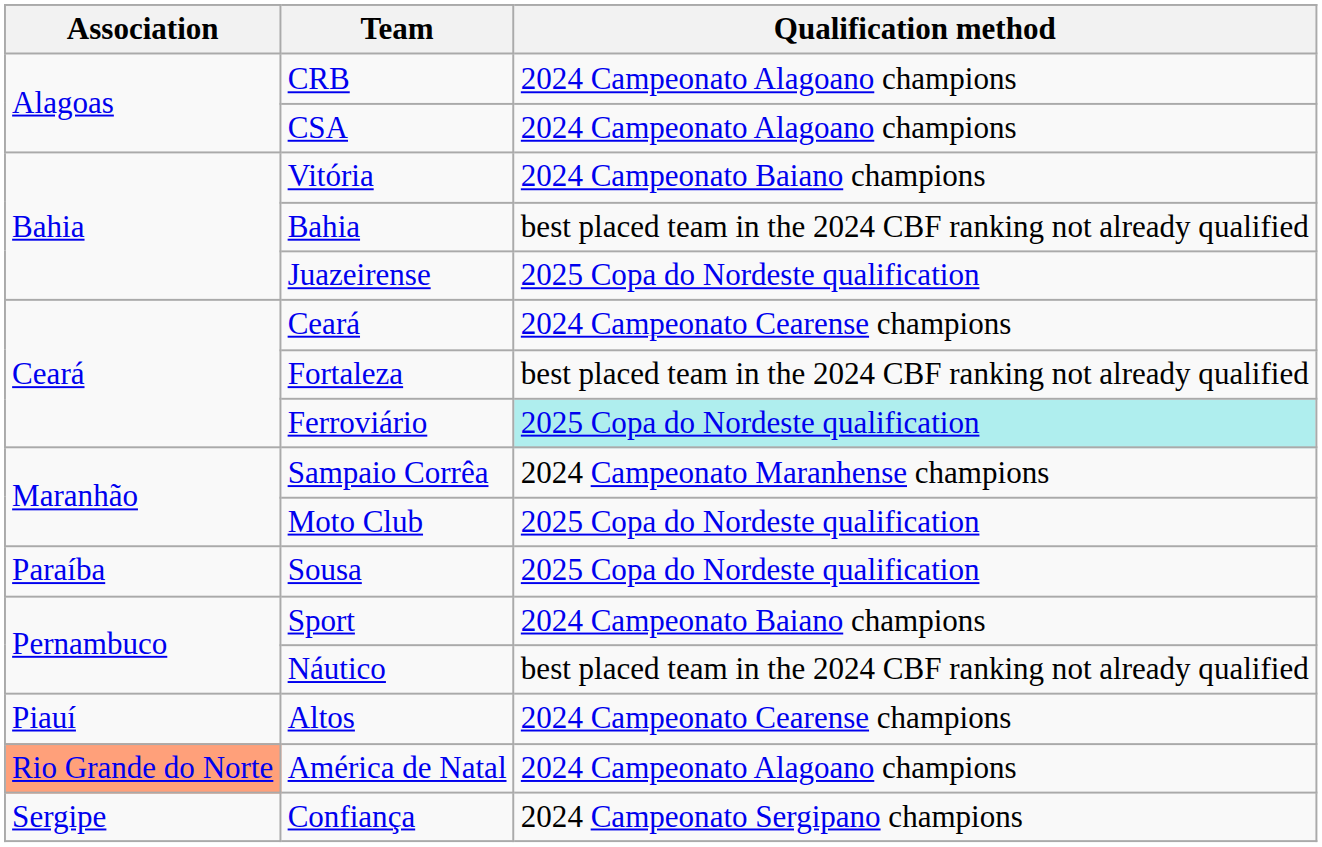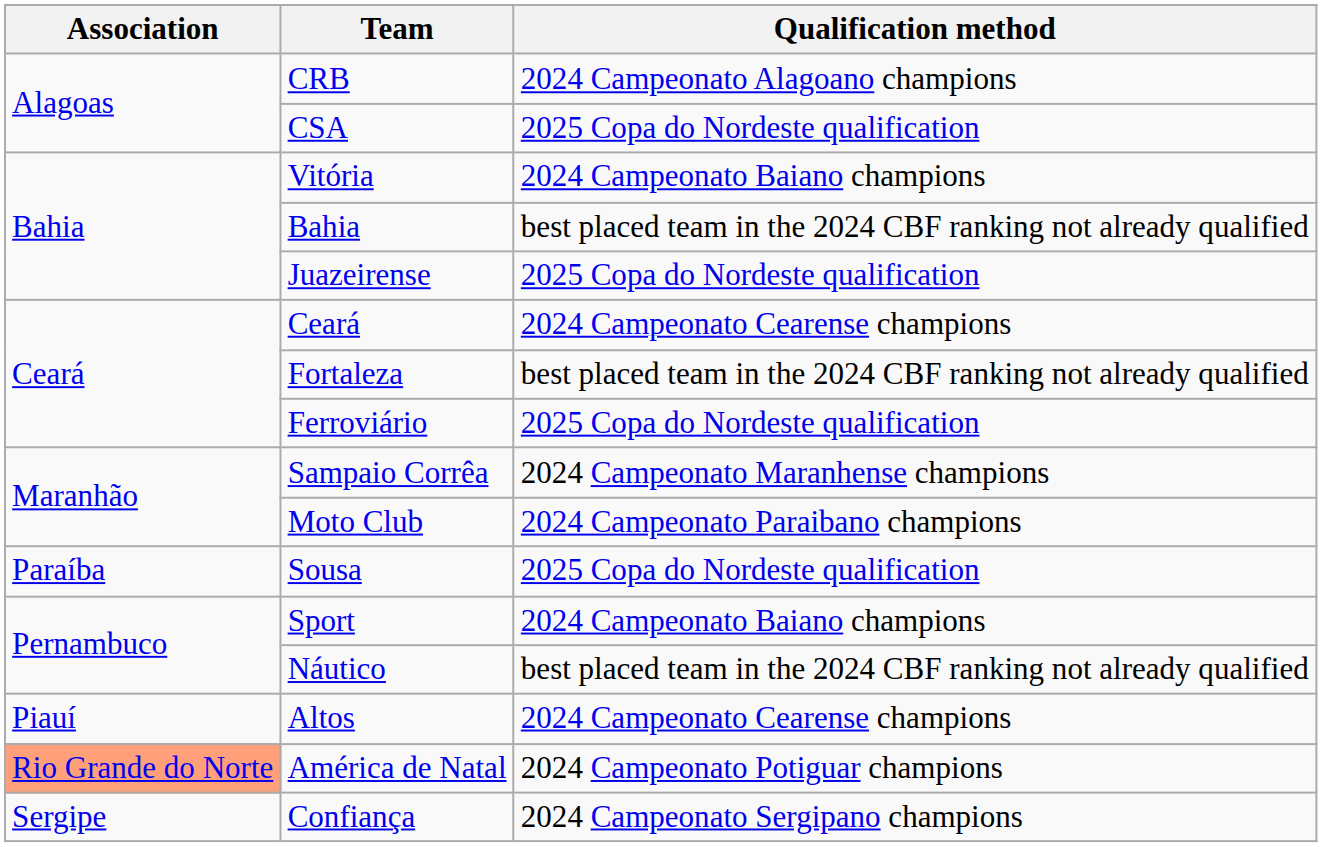(769, 127) 2024 Campeonato Alagoano champions -> (750, 127) 2025 Copa do Nordeste qualification
(750, 422) paleturquoise background -> (750, 422) no background
(750, 521) 2025 Copa do Nordeste qualification -> (771, 521) 2024 Campeonato Paraibano champions
(769, 767) 2024 Campeonato Alagoano champions -> (762, 767) 2024 Campeonato Potiguar champions
